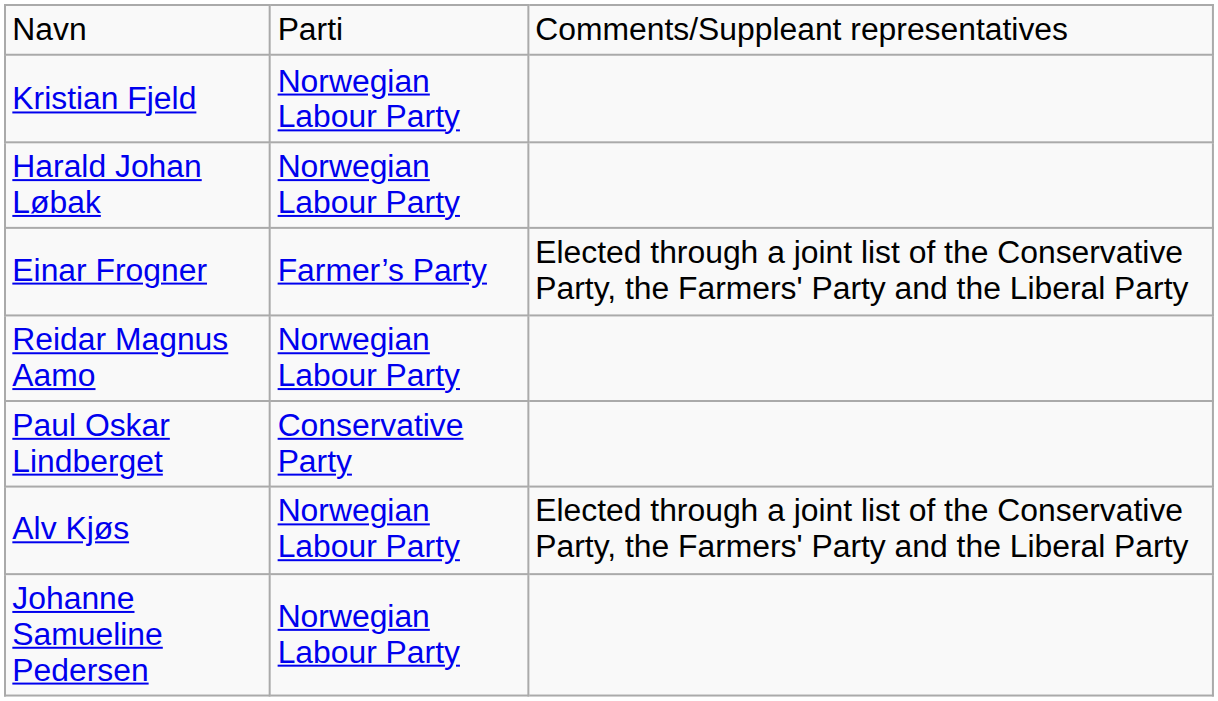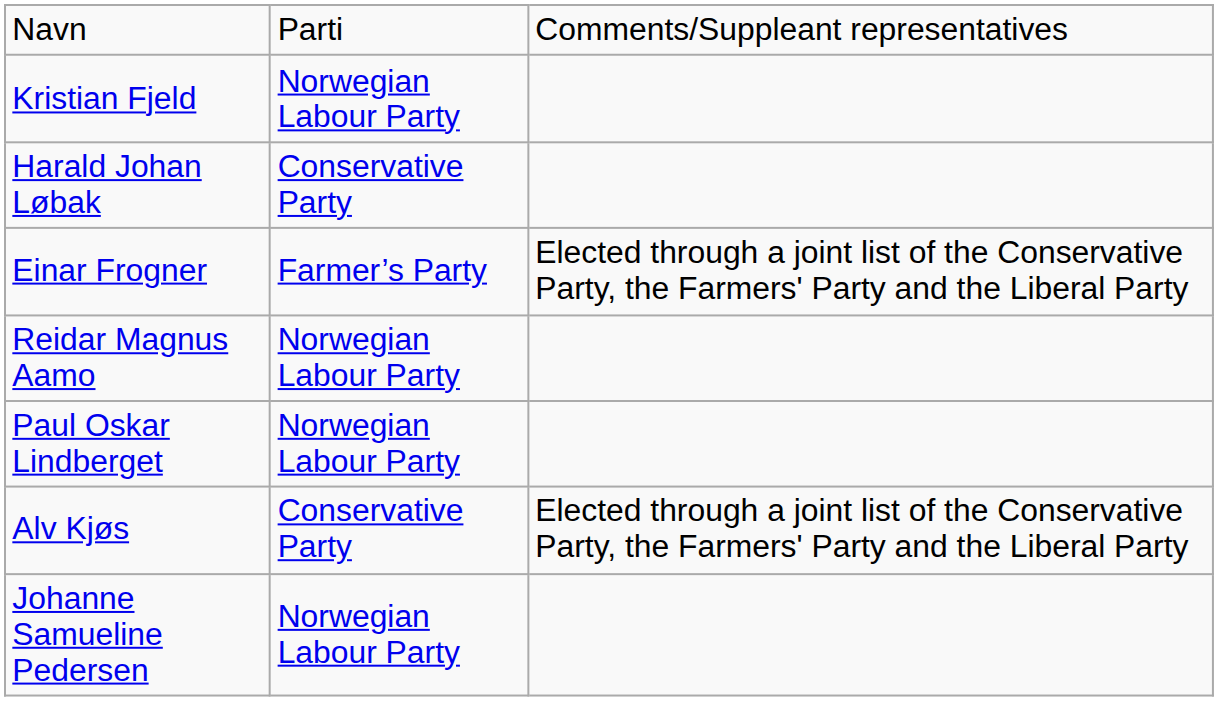(369, 184) Norwegian Labour Party -> (371, 184) Conservative Party
(371, 443) Conservative Party -> (369, 443) Norwegian Labour Party
(369, 529) Norwegian Labour Party -> (371, 529) Conservative Party
